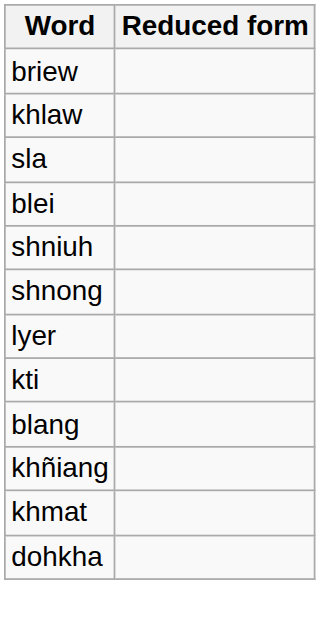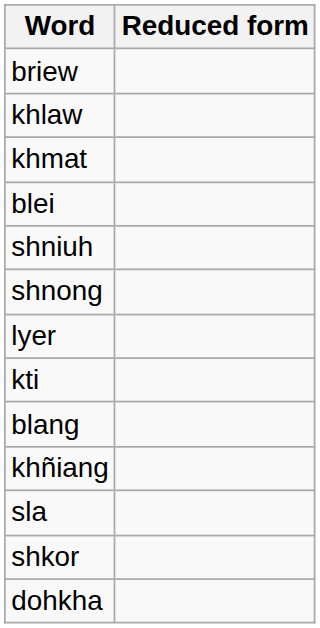rows swapped: (29, 159) <-> (49, 512)
+ row: (45, 556)
